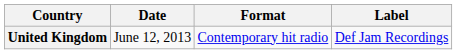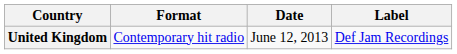columns swapped: (152, 15) <-> (263, 15)
